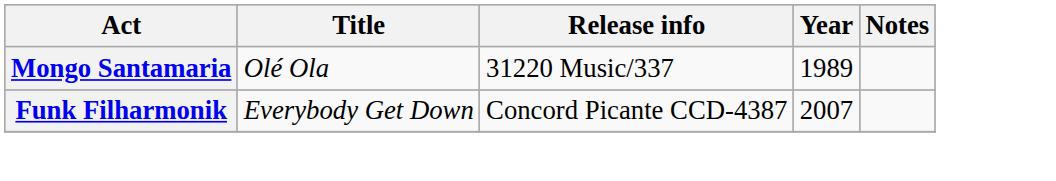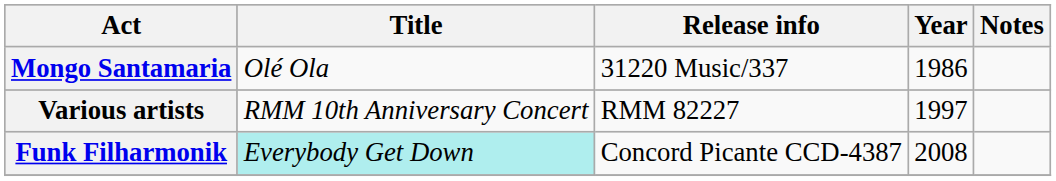(826, 68) 1989 -> (941, 68) 1986
+ row: (121, 110)
(359, 110) no background -> (359, 152) paleturquoise background
(826, 110) 2007 -> (941, 152) 2008
